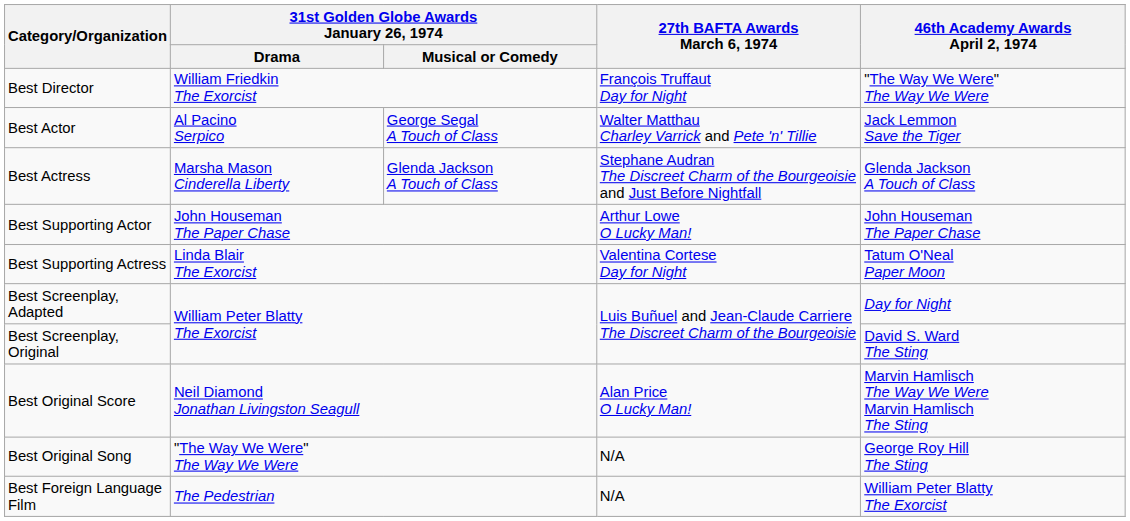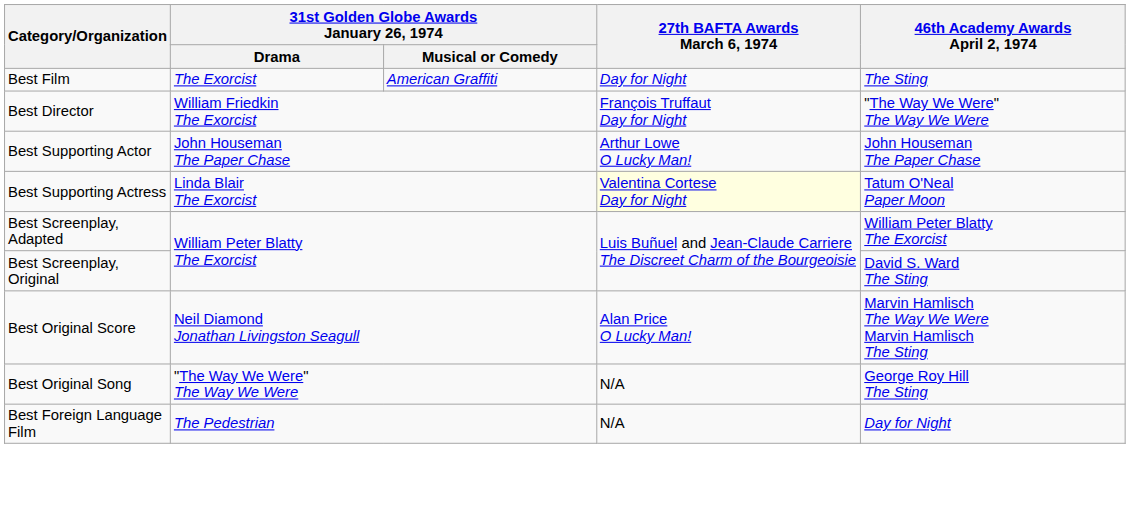+ row: (39, 80)
- row: (42, 128)
- row: (49, 176)
(658, 264) no background -> (658, 191) lightyellow background
(908, 304) Day for Night -> (929, 231) William Peter Blatty The Exorcist
(929, 497) William Peter Blatty The Exorcist -> (908, 424) Day for Night
